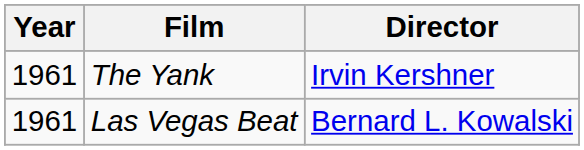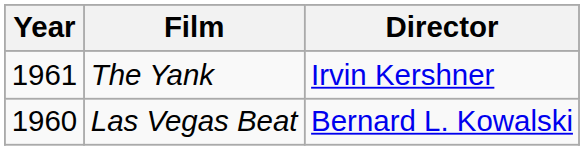(44, 121) 1961 -> (44, 121) 1960
